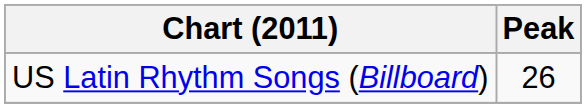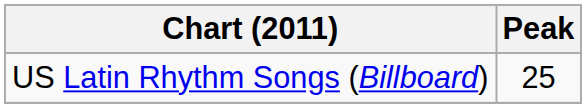(538, 77) 26 -> (538, 77) 25
